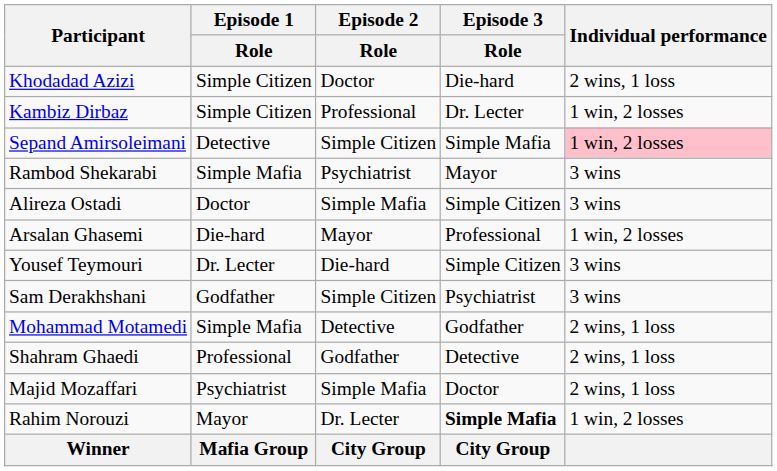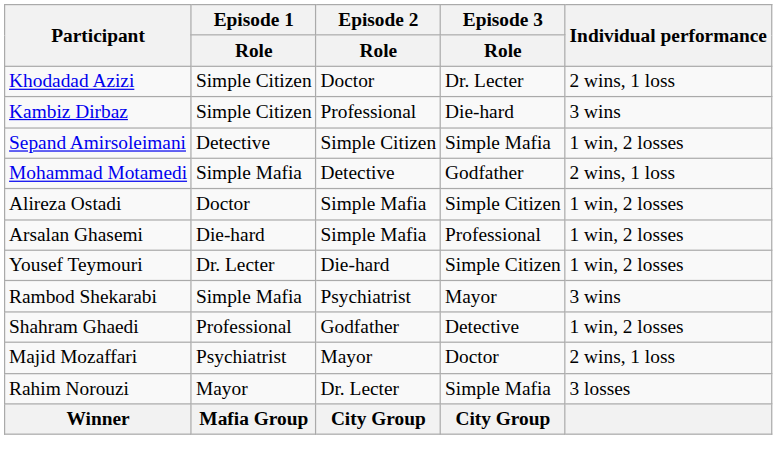(479, 81) Die-hard -> (484, 81) Dr. Lecter
(484, 111) Dr. Lecter -> (479, 111) Die-hard
(627, 111) 1 win, 2 losses -> (595, 111) 3 wins
(627, 142) pink background -> (627, 142) no background
rows swapped: (98, 326) <-> (83, 173)
(595, 204) 3 wins -> (627, 204) 1 win, 2 losses
(346, 234) Mayor -> (373, 234) Simple Mafia
(595, 265) 3 wins -> (627, 265) 1 win, 2 losses
- row: (78, 296)
(622, 357) 2 wins, 1 loss -> (627, 326) 1 win, 2 losses
(373, 388) Simple Mafia -> (346, 357) Mayor
(501, 419) bold -> (498, 388) normal
(627, 419) 1 win, 2 losses -> (600, 388) 3 losses
